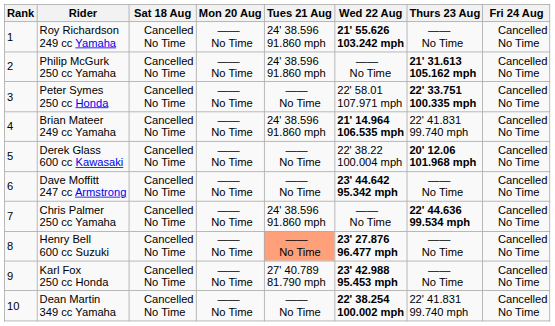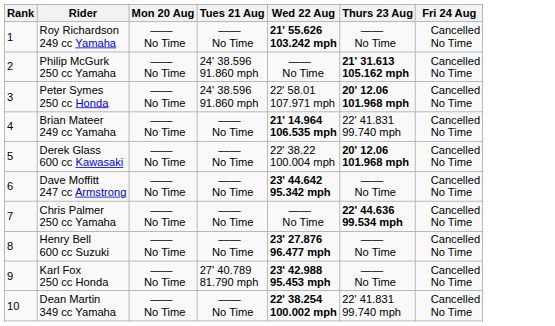- column: (163, 13)
(296, 37) 24' 38.596 91.860 mph -> (227, 37) —— No Time
(294, 96) —— No Time -> (229, 96) 24' 38.596 91.860 mph
(443, 96) 22' 33.751 100.335 mph -> (376, 96) 20' 12.06 101.968 mph
(296, 126) 24' 38.596 91.860 mph -> (227, 126) —— No Time
(296, 216) 24' 38.596 91.860 mph -> (227, 216) —— No Time
(294, 246) lightsalmon background -> (227, 246) no background
